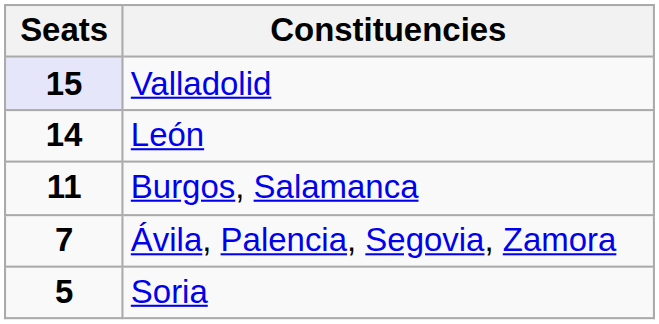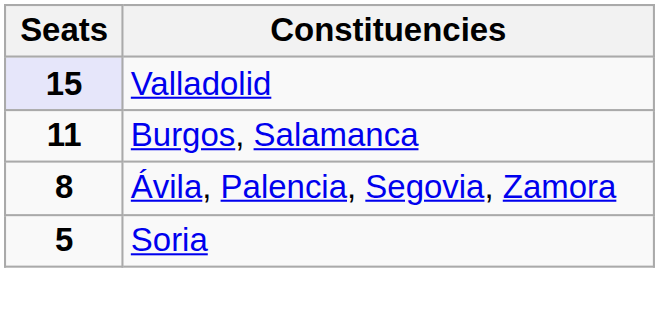- row: (167, 135)
(64, 239) 7 -> (64, 187) 8
